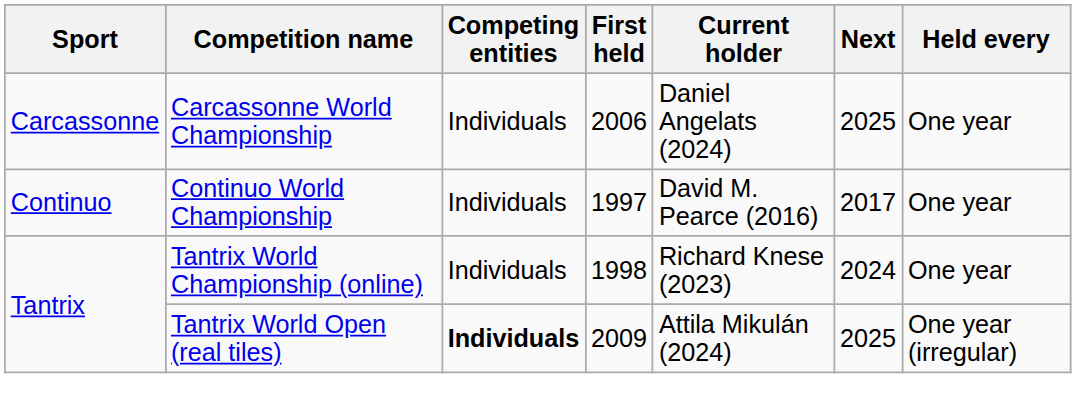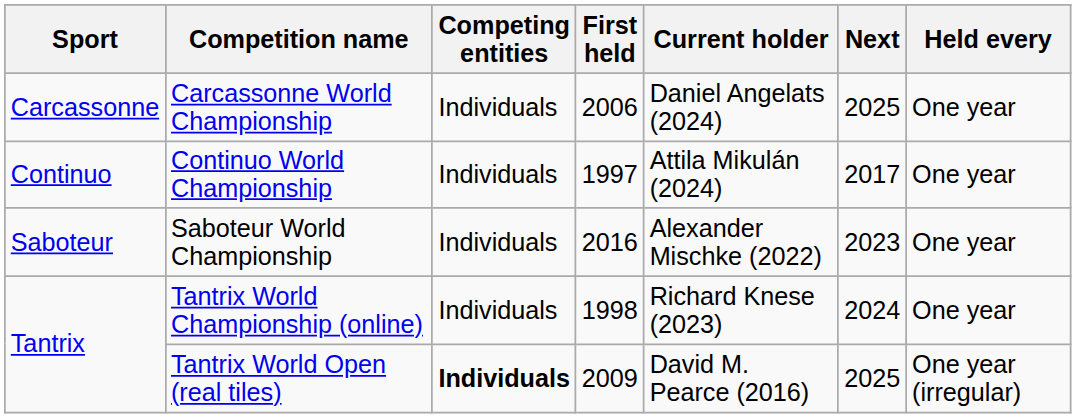(739, 203) David M. Pearce (2016) -> (725, 175) Attila Mikulán (2024)
+ row: (258, 243)
(734, 338) Attila Mikulán (2024) -> (729, 378) David M. Pearce (2016)
